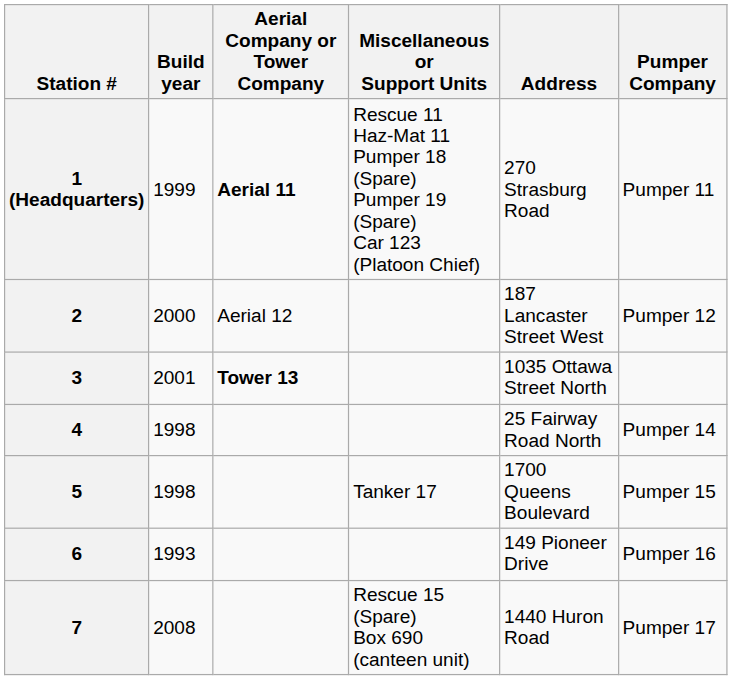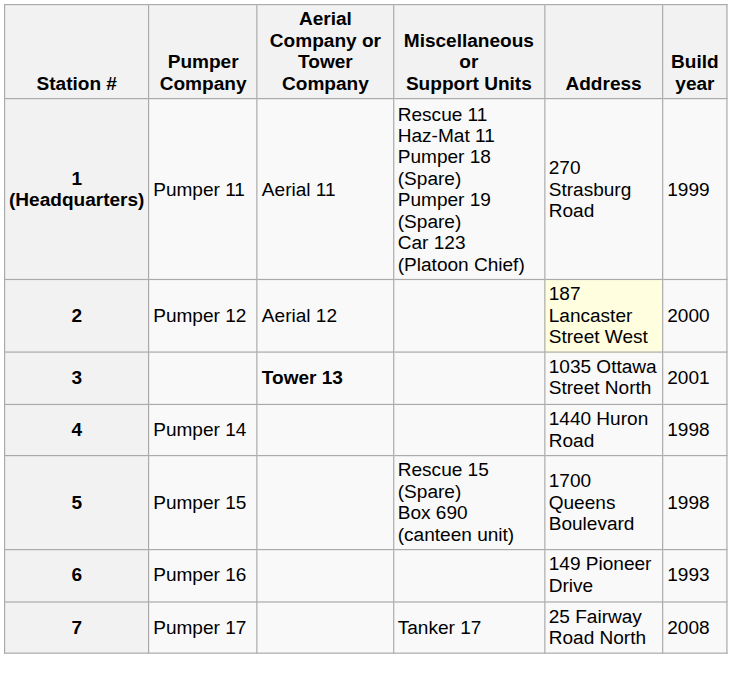columns swapped: (673, 73) <-> (181, 73)
(256, 189) bold -> (299, 189) normal
(554, 315) no background -> (598, 315) lightyellow background
(553, 429) 25 Fairway Road North -> (598, 429) 1440 Huron Road
(395, 491) Tanker 17 -> (456, 502) Rescue 15 (Spare) Box 690 (canteen unit)
(411, 627) Rescue 15 (Spare) Box 690 (canteen unit) -> (440, 627) Tanker 17
(554, 627) 1440 Huron Road -> (597, 627) 25 Fairway Road North
